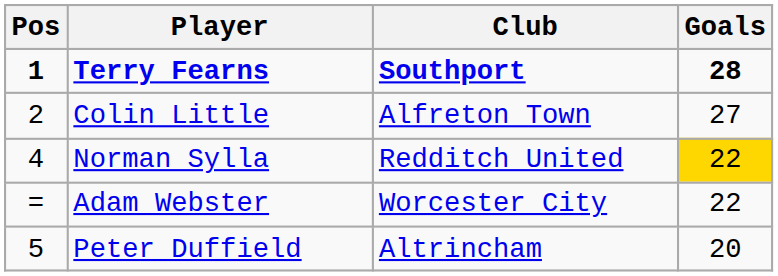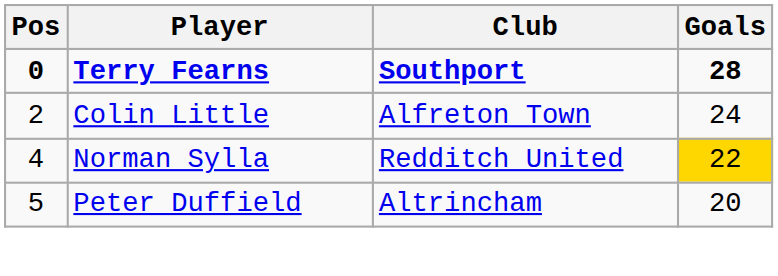(36, 71) 1 -> (36, 71) 0
(725, 116) 27 -> (725, 116) 24
- row: (171, 204)
